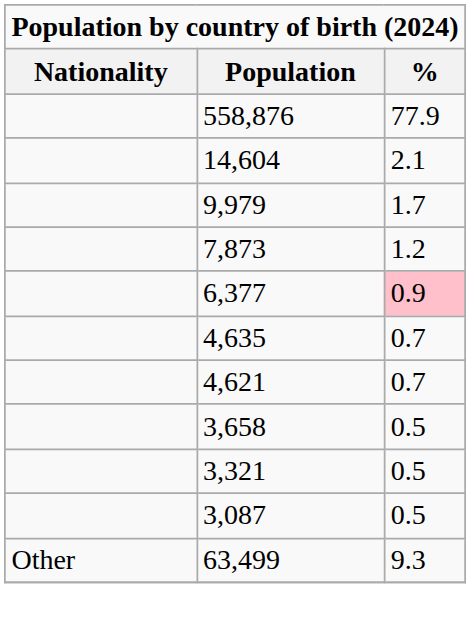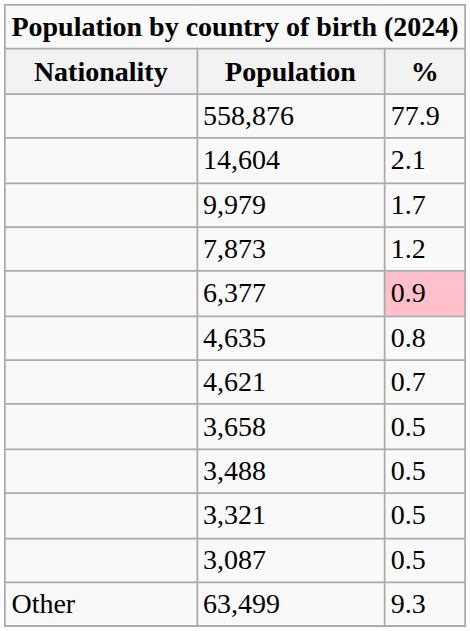(408, 337) 0.7 -> (408, 337) 0.8
+ row: (235, 470)
